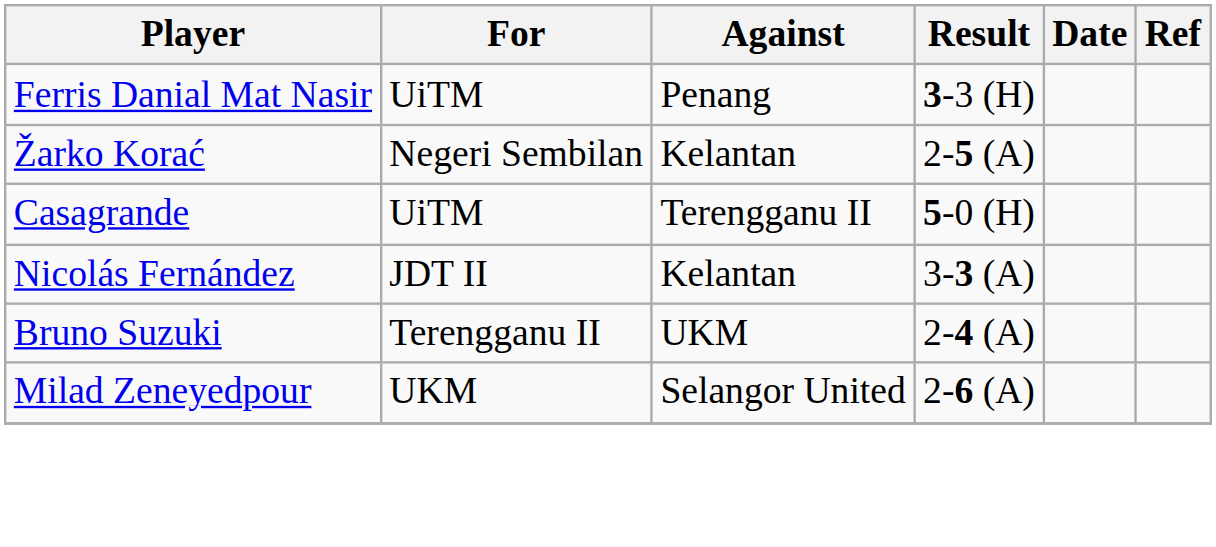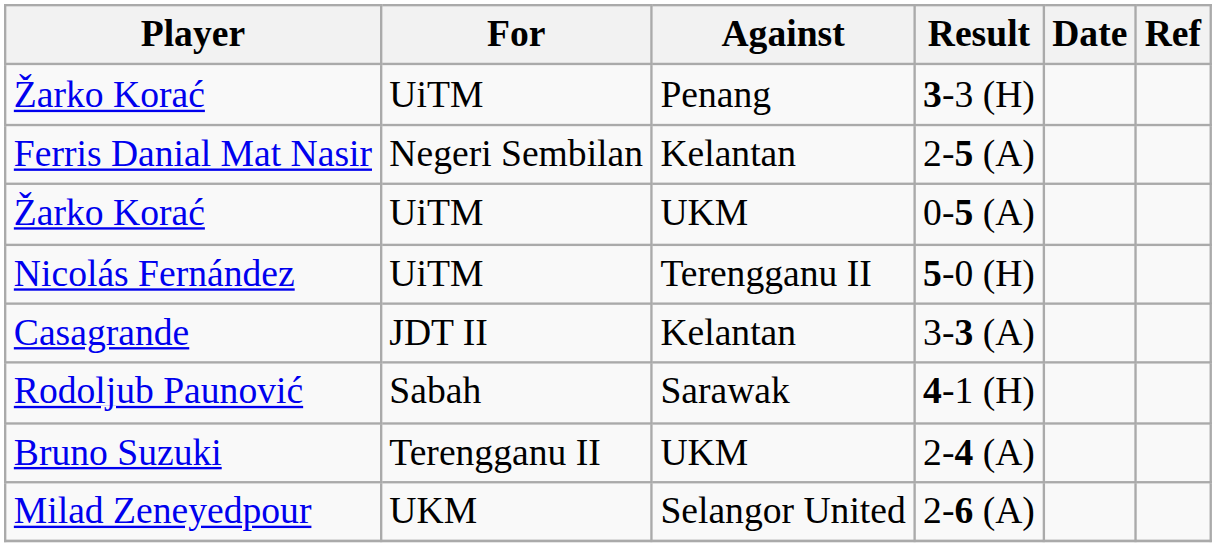(193, 93) Ferris Danial Mat Nasir -> (109, 93) Žarko Korać
(109, 153) Žarko Korać -> (193, 153) Ferris Danial Mat Nasir
+ row: (979, 213)
(102, 213) Casagrande -> (154, 272) Nicolás Fernández
(154, 272) Nicolás Fernández -> (102, 332) Casagrande
+ row: (979, 392)
